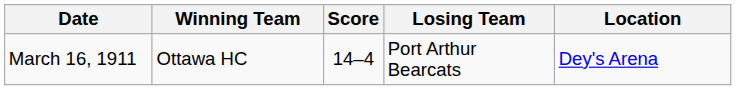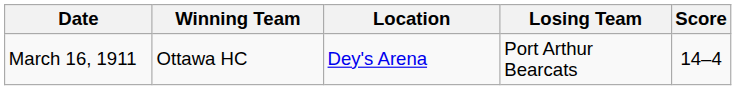columns swapped: (353, 19) <-> (643, 19)
